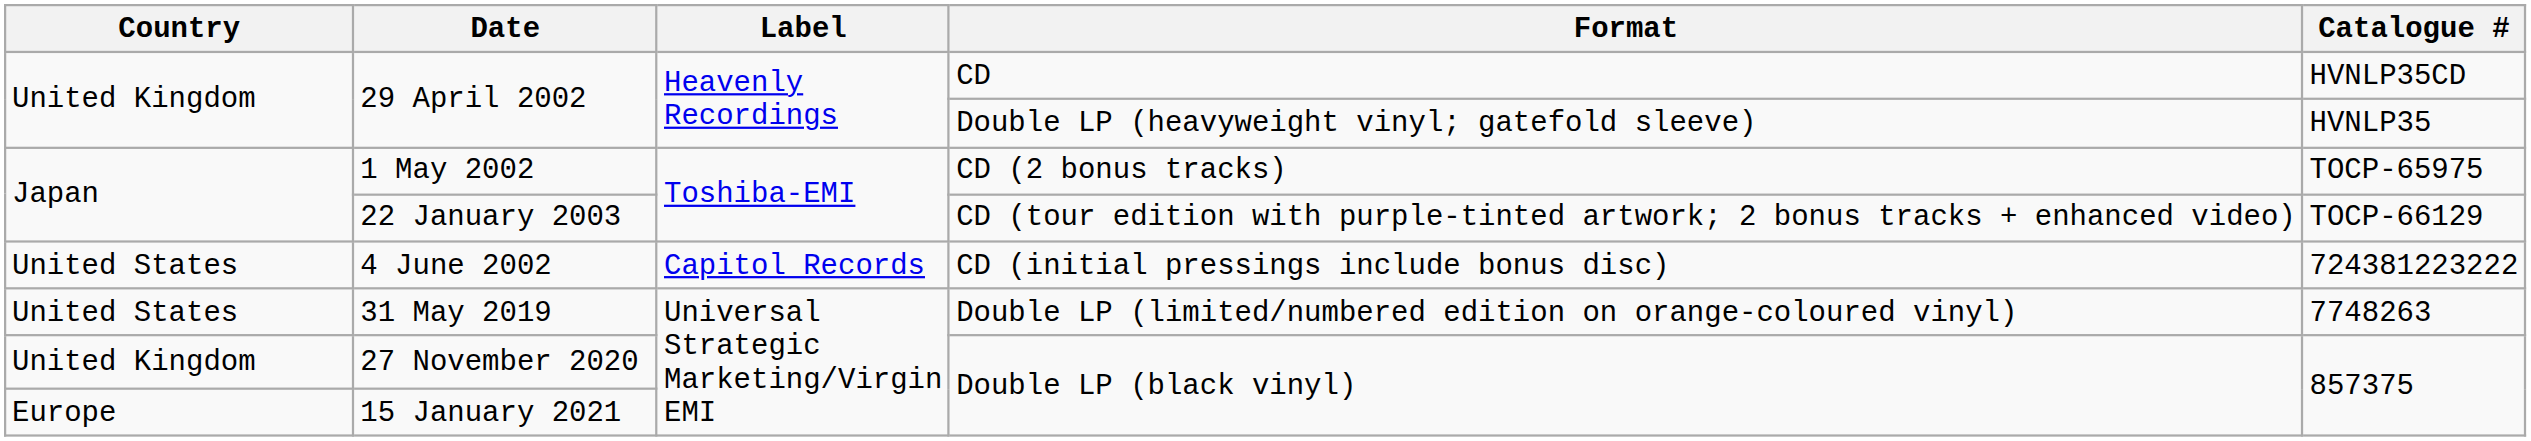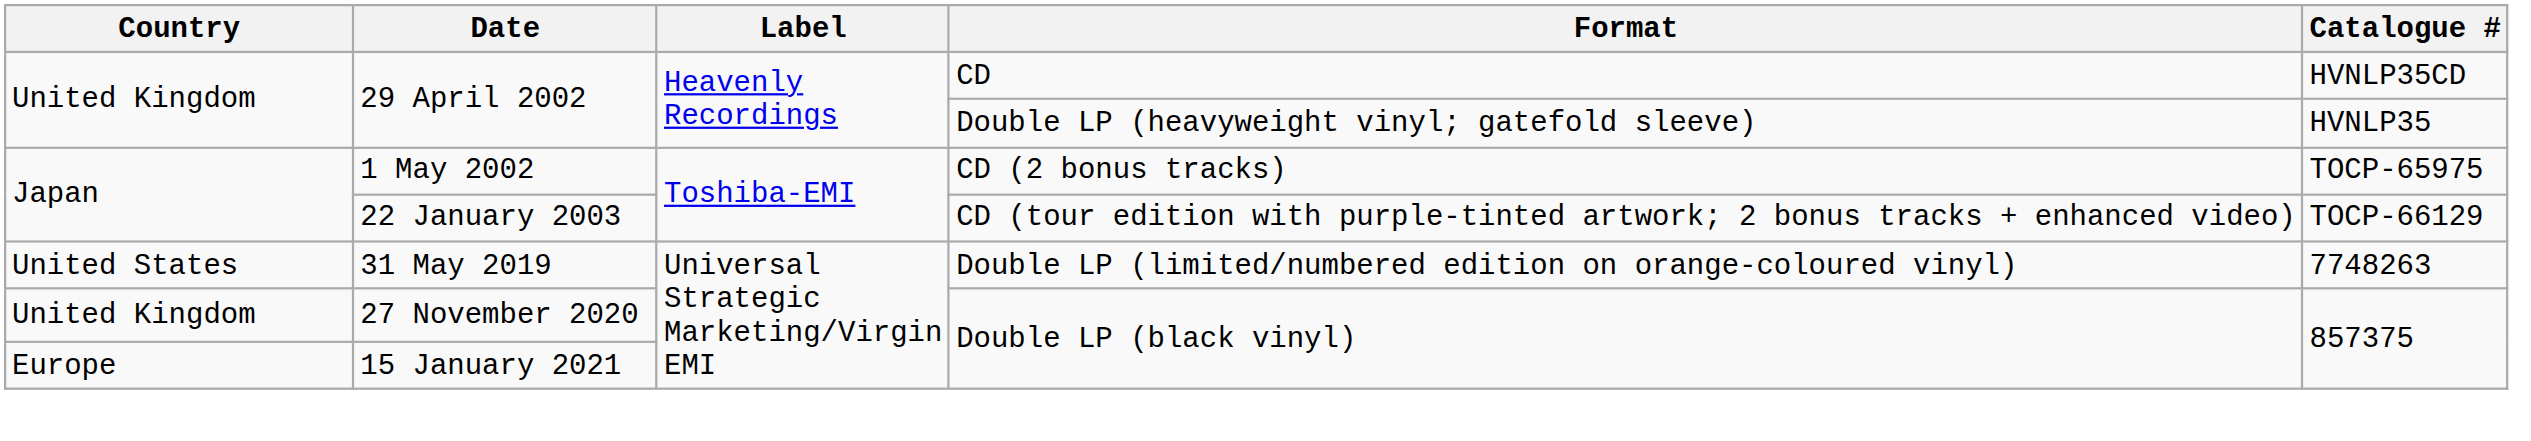- row: (456, 265)
